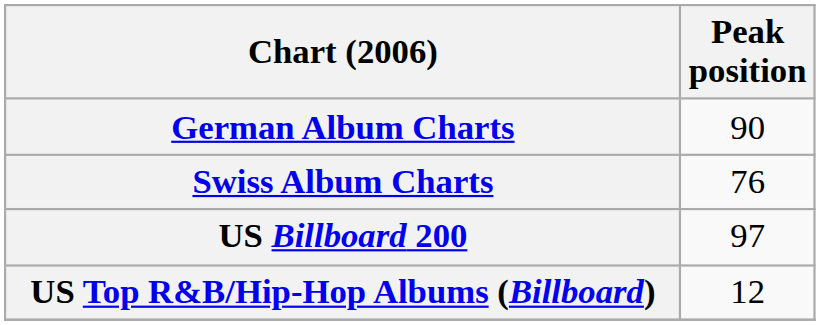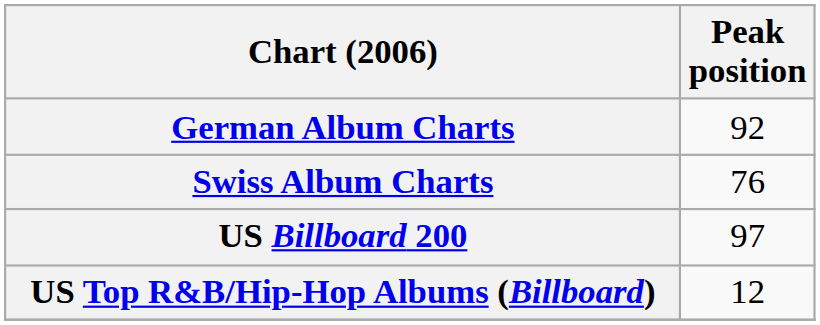(748, 126) 90 -> (748, 126) 92
